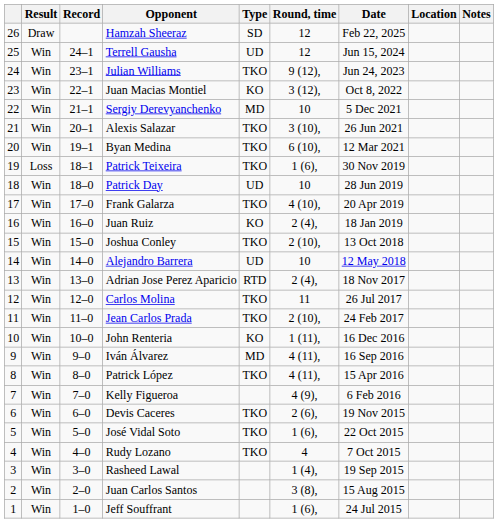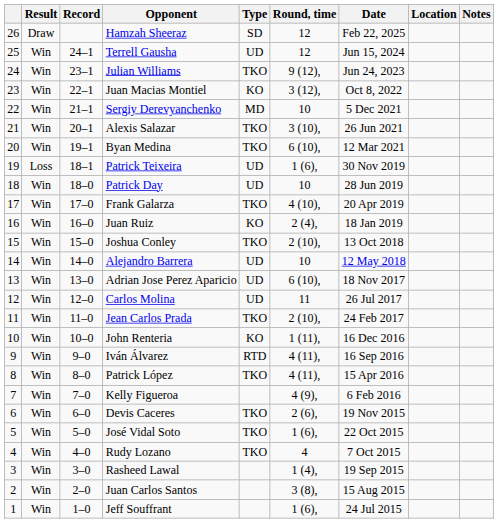(255, 166) TKO -> (255, 166) UD
(255, 280) RTD -> (255, 280) UD
(305, 280) 2 (4), -> (305, 280) 6 (10),
(255, 299) TKO -> (255, 299) UD
(255, 356) MD -> (255, 356) RTD
